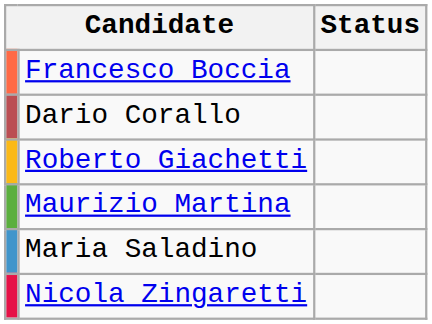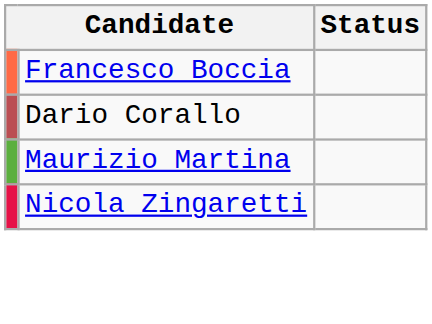- row: (166, 162)
- row: (141, 251)
